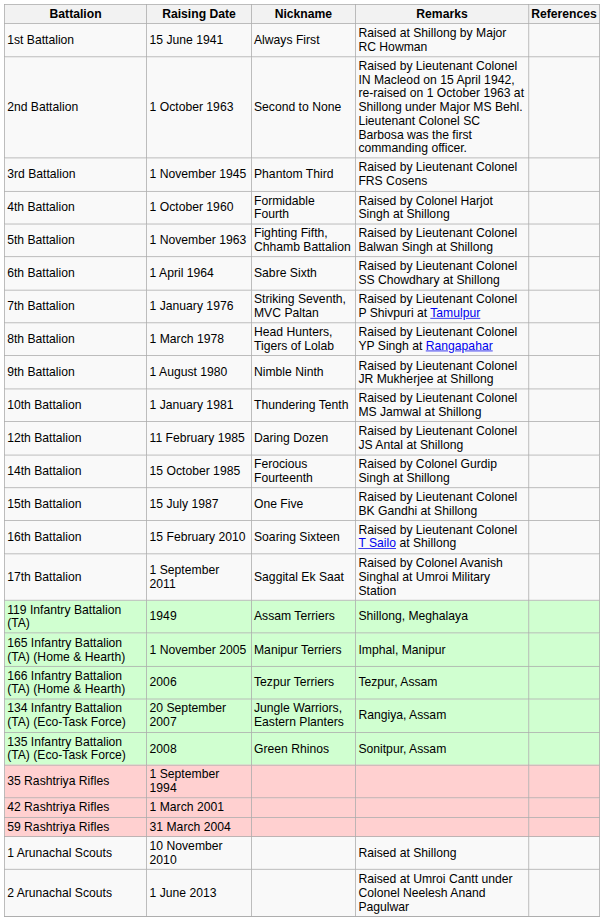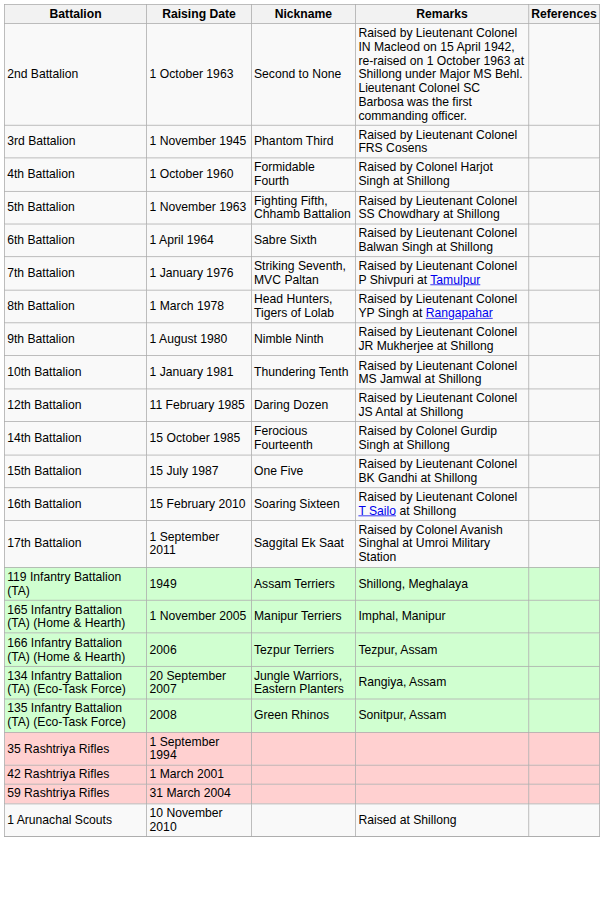- row: (41, 40)
(438, 240) Raised by Lieutenant Colonel Balwan Singh at Shillong -> (438, 207) Raised by Lieutenant Colonel SS Chowdhary at Shillong
(438, 273) Raised by Lieutenant Colonel SS Chowdhary at Shillong -> (438, 240) Raised by Lieutenant Colonel Balwan Singh at Shillong
- row: (60, 892)
